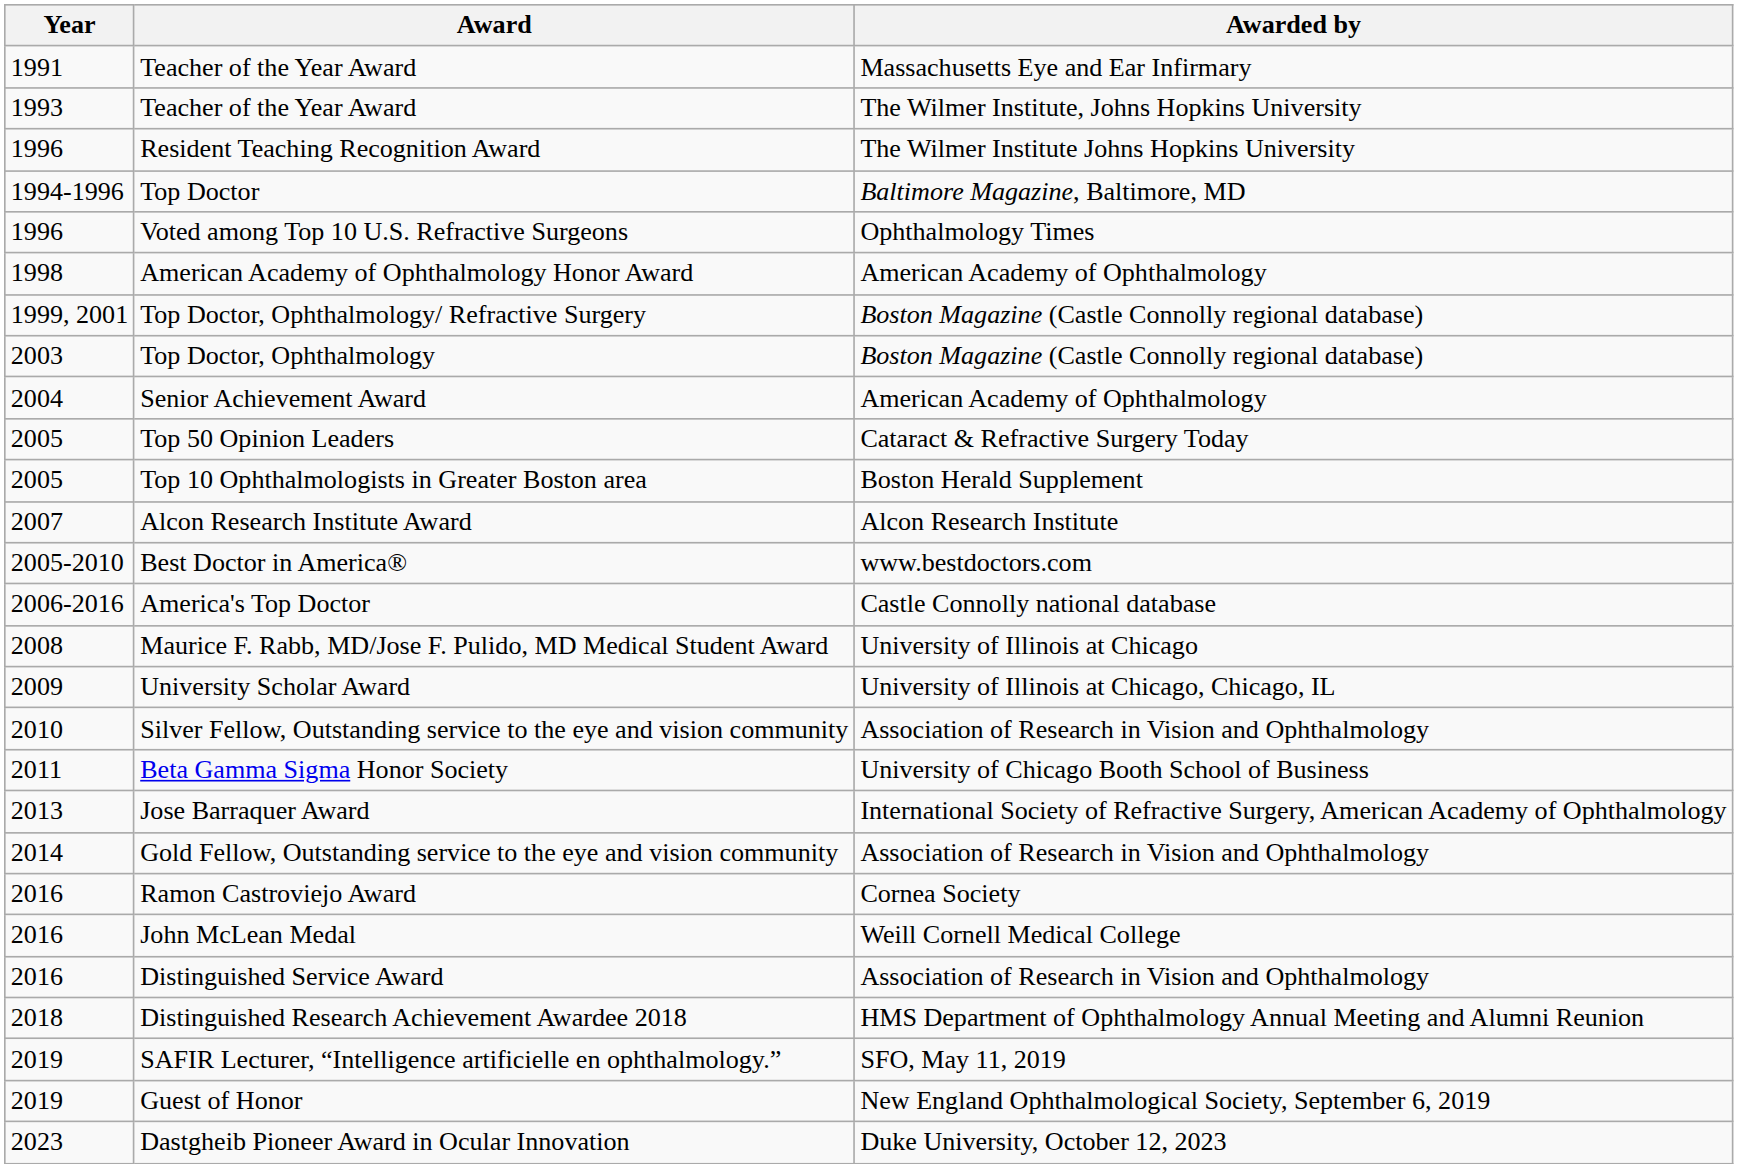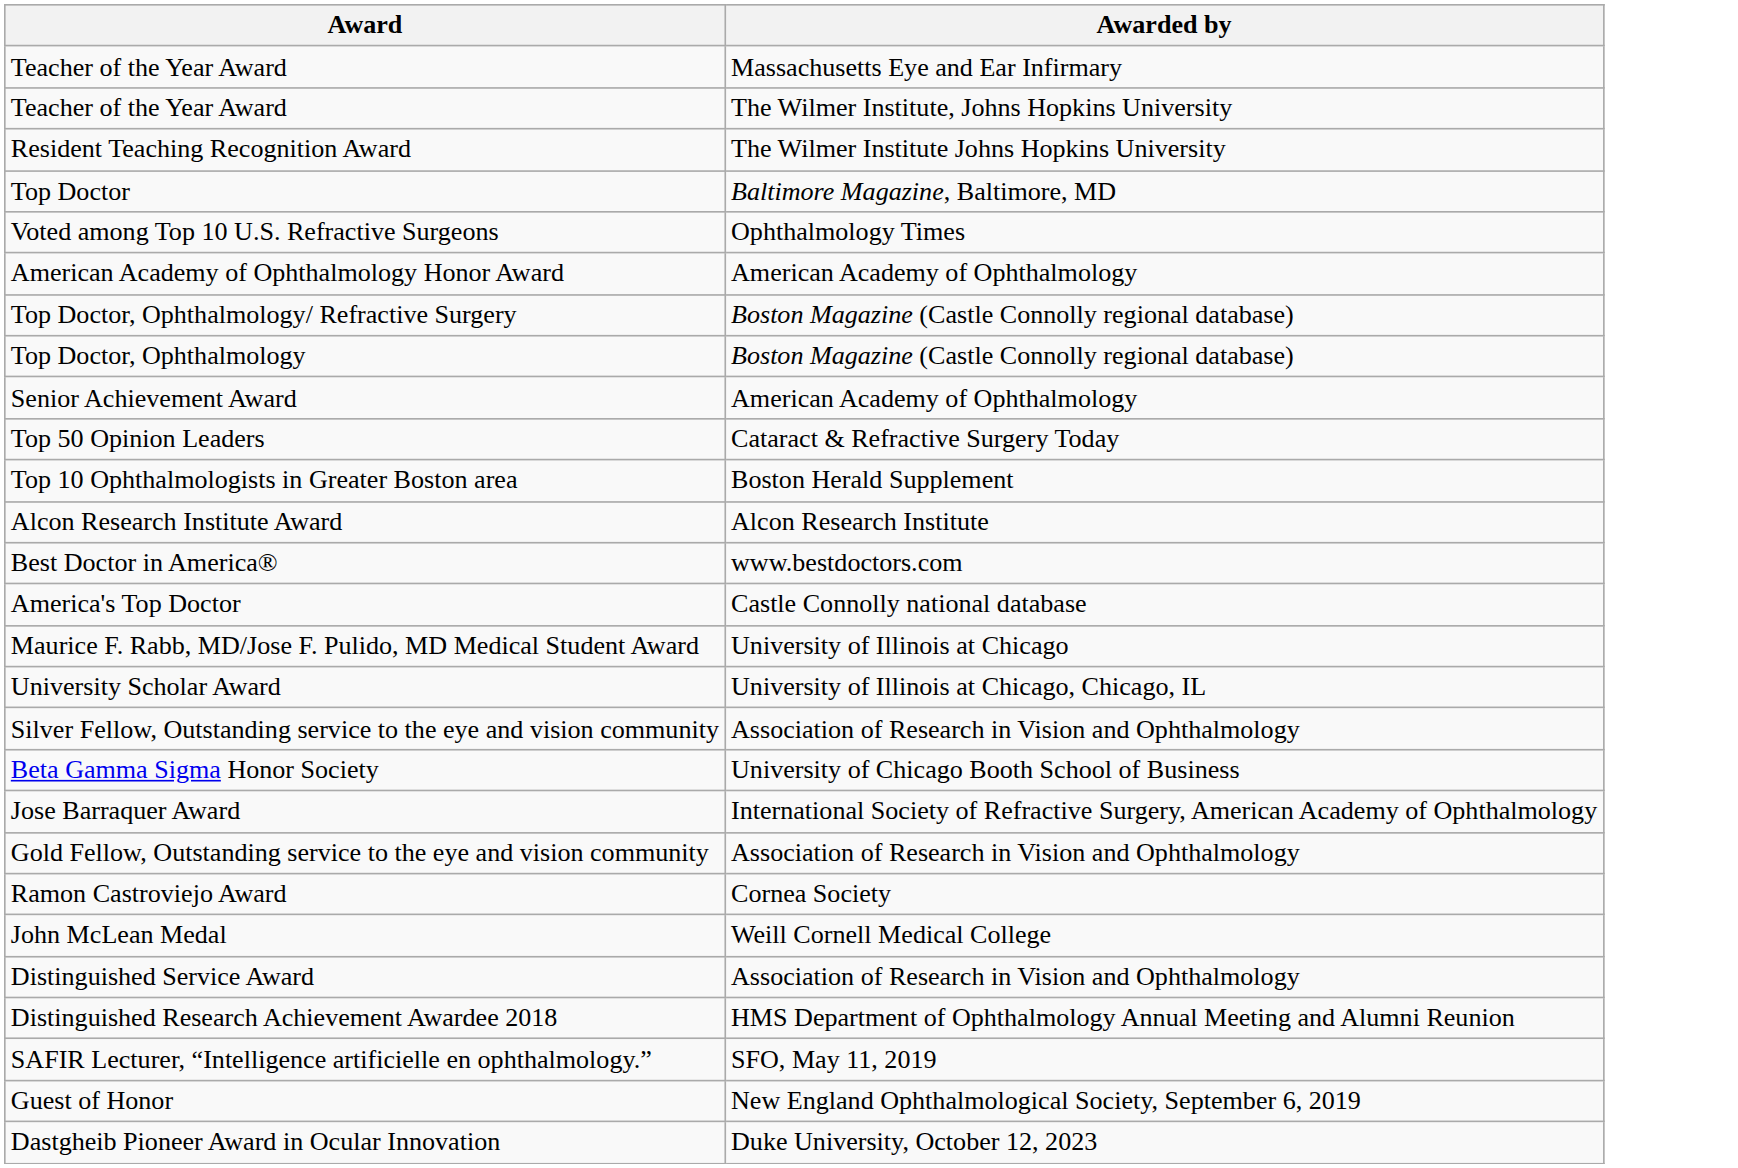- column: (69, 25)
